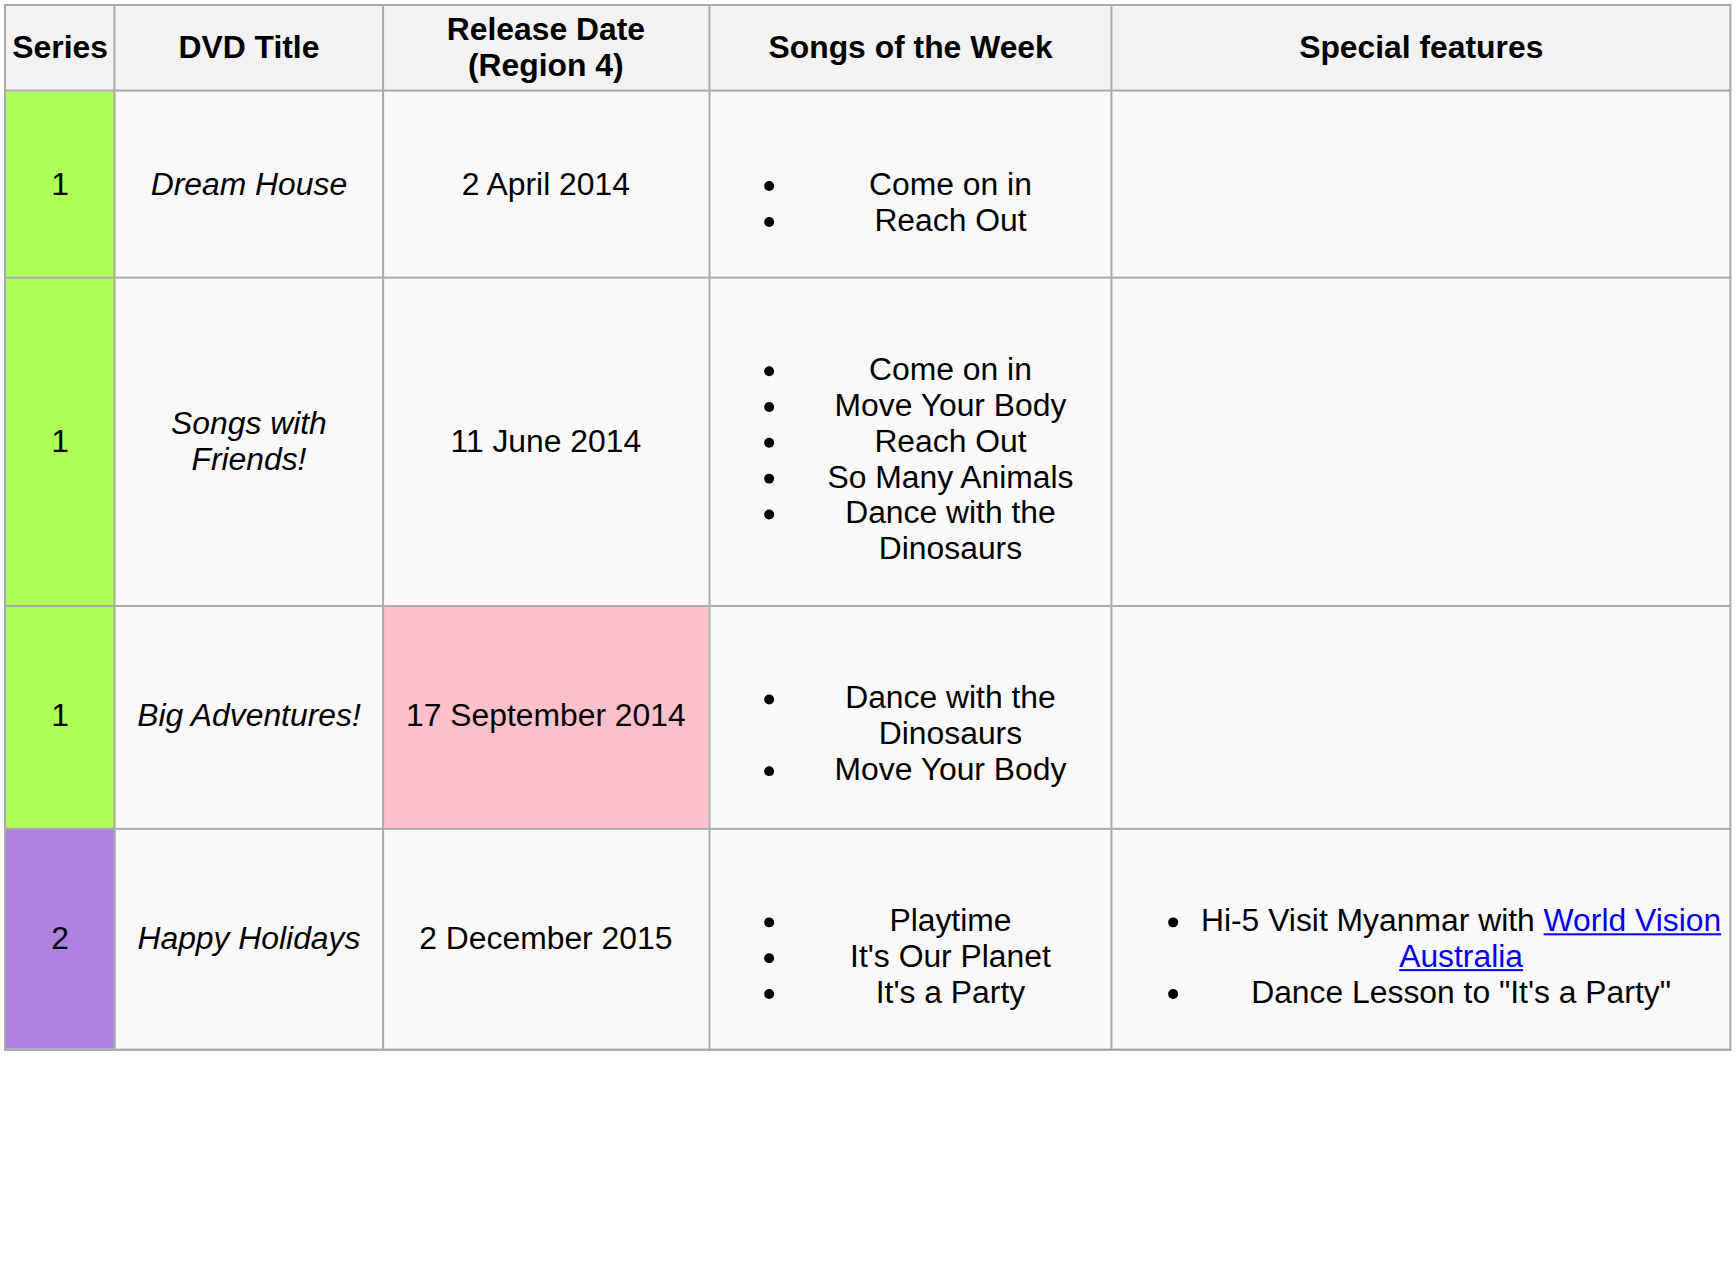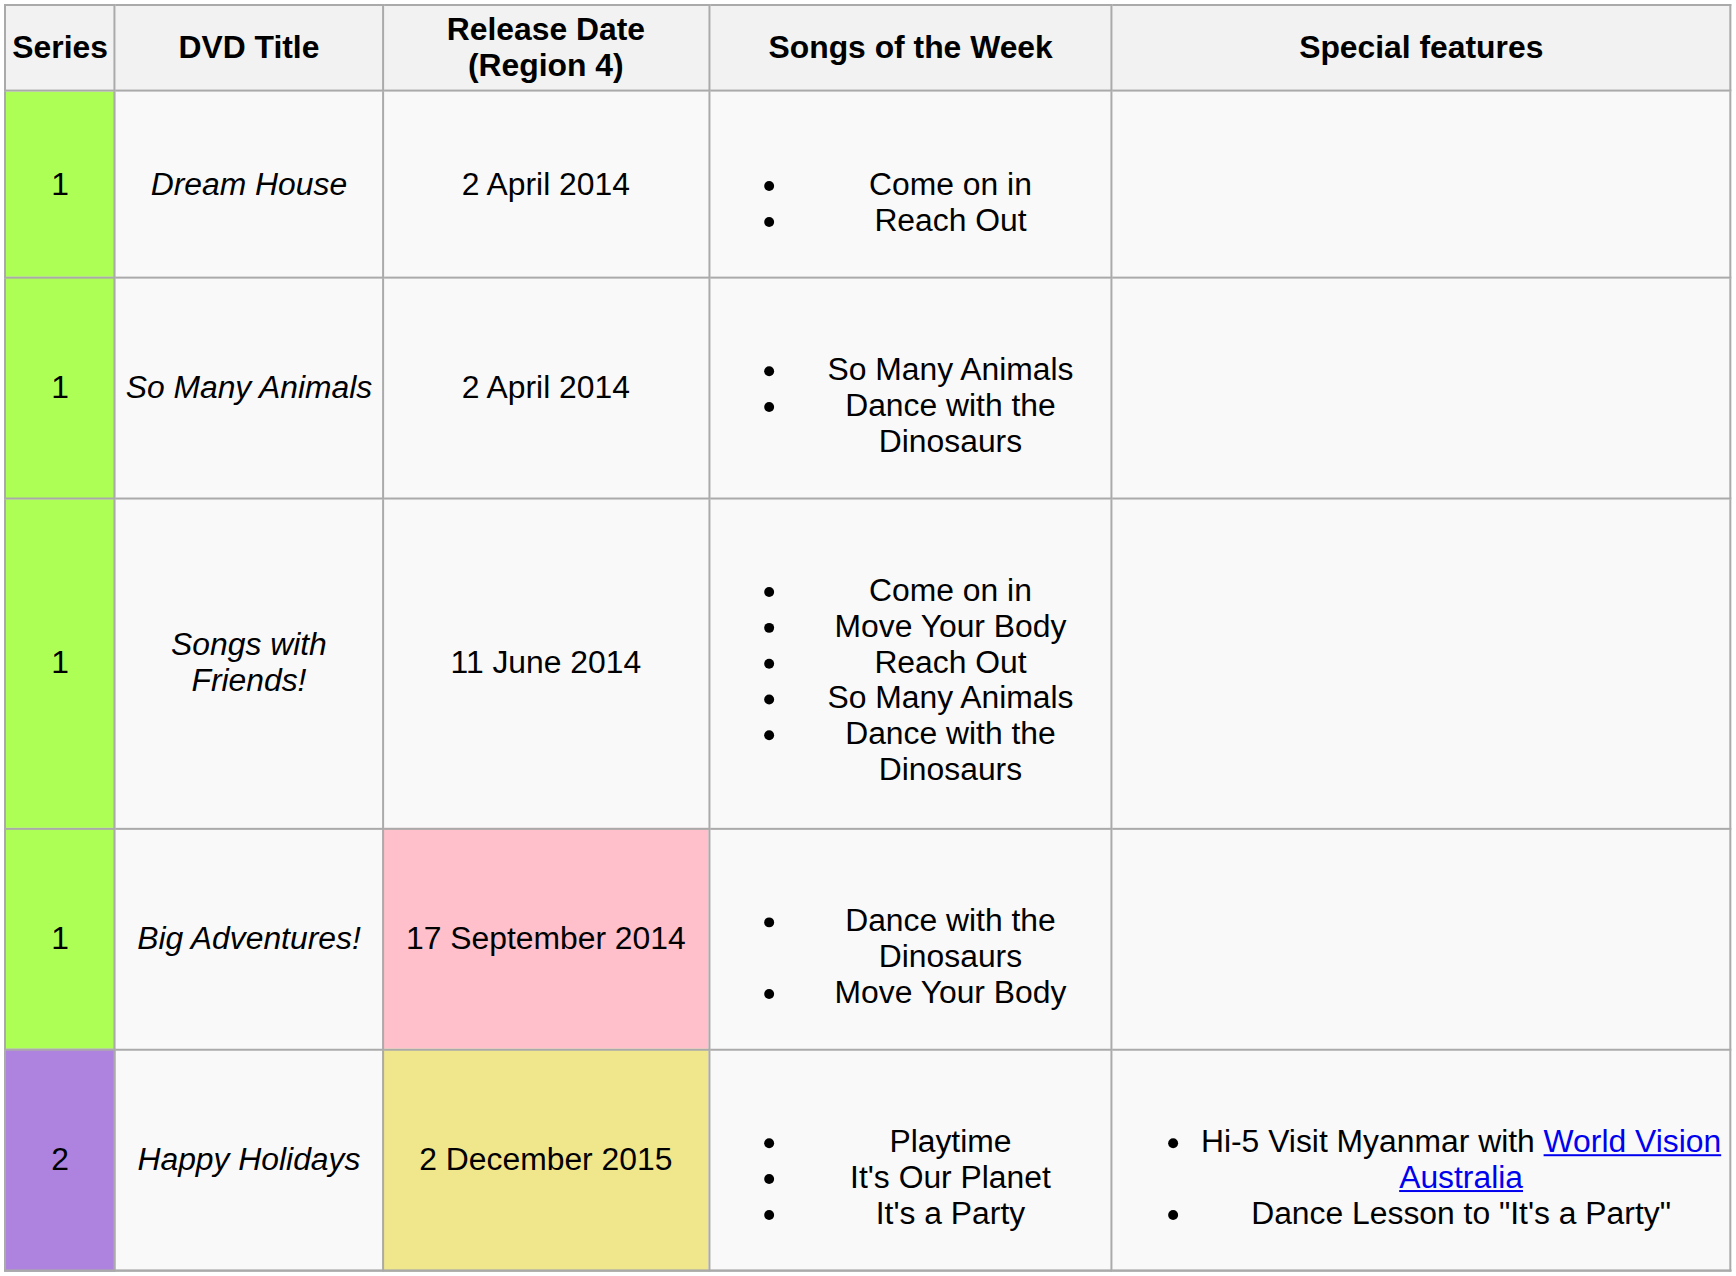+ row: (249, 387)
(546, 938) no background -> (546, 1159) khaki background
